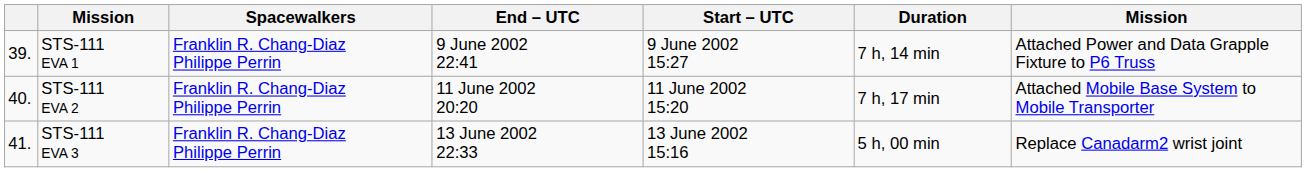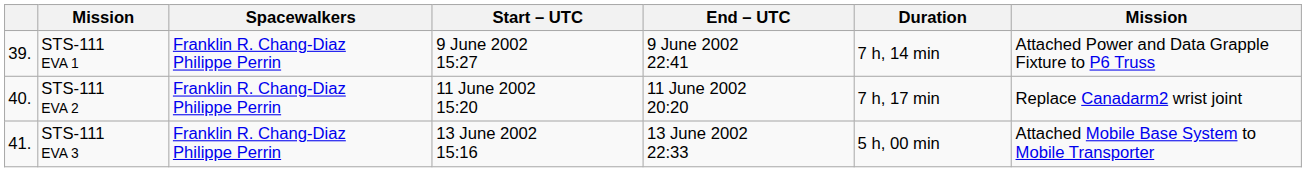columns swapped: (748, 17) <-> (538, 17)
(1136, 98) Attached Mobile Base System to Mobile Transporter -> (1129, 98) Replace Canadarm2 wrist joint
(1129, 143) Replace Canadarm2 wrist joint -> (1136, 143) Attached Mobile Base System to Mobile Transporter
